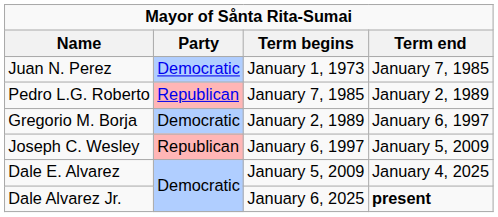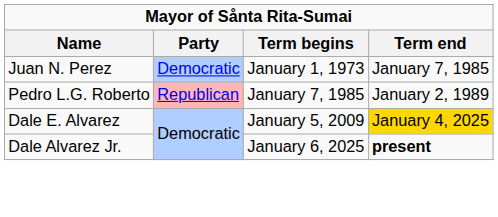- row: (73, 120)
- row: (74, 146)
(430, 172) no background -> (430, 120) gold background
